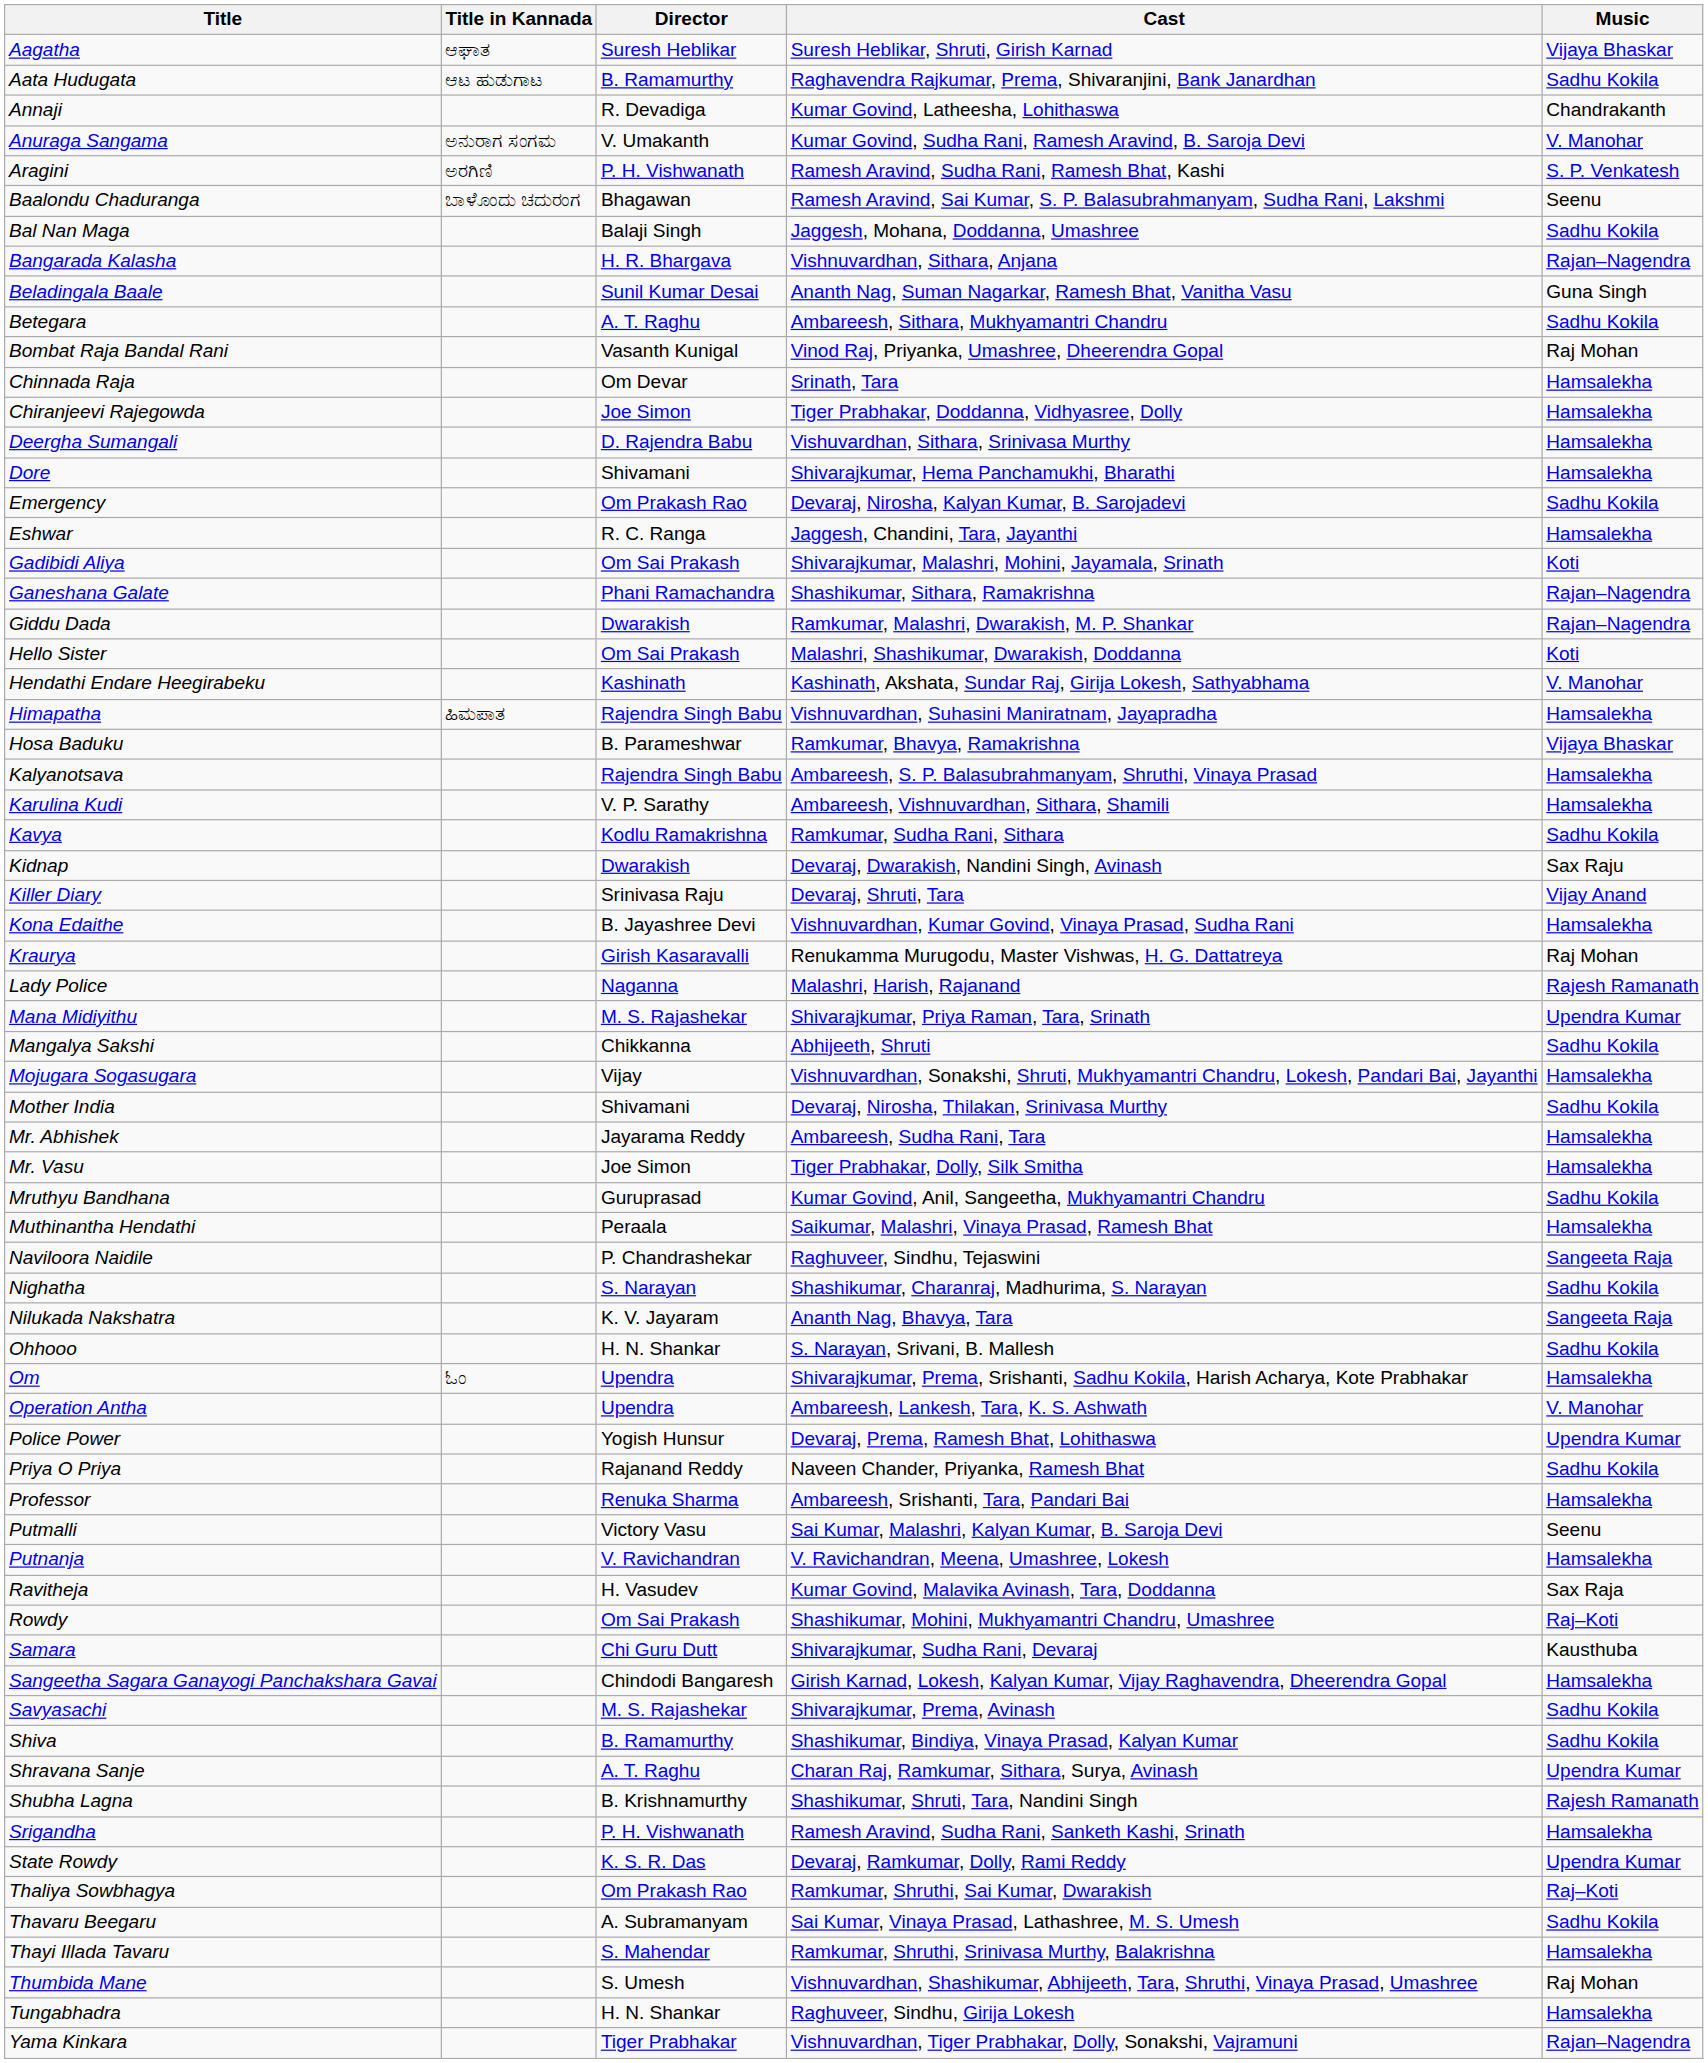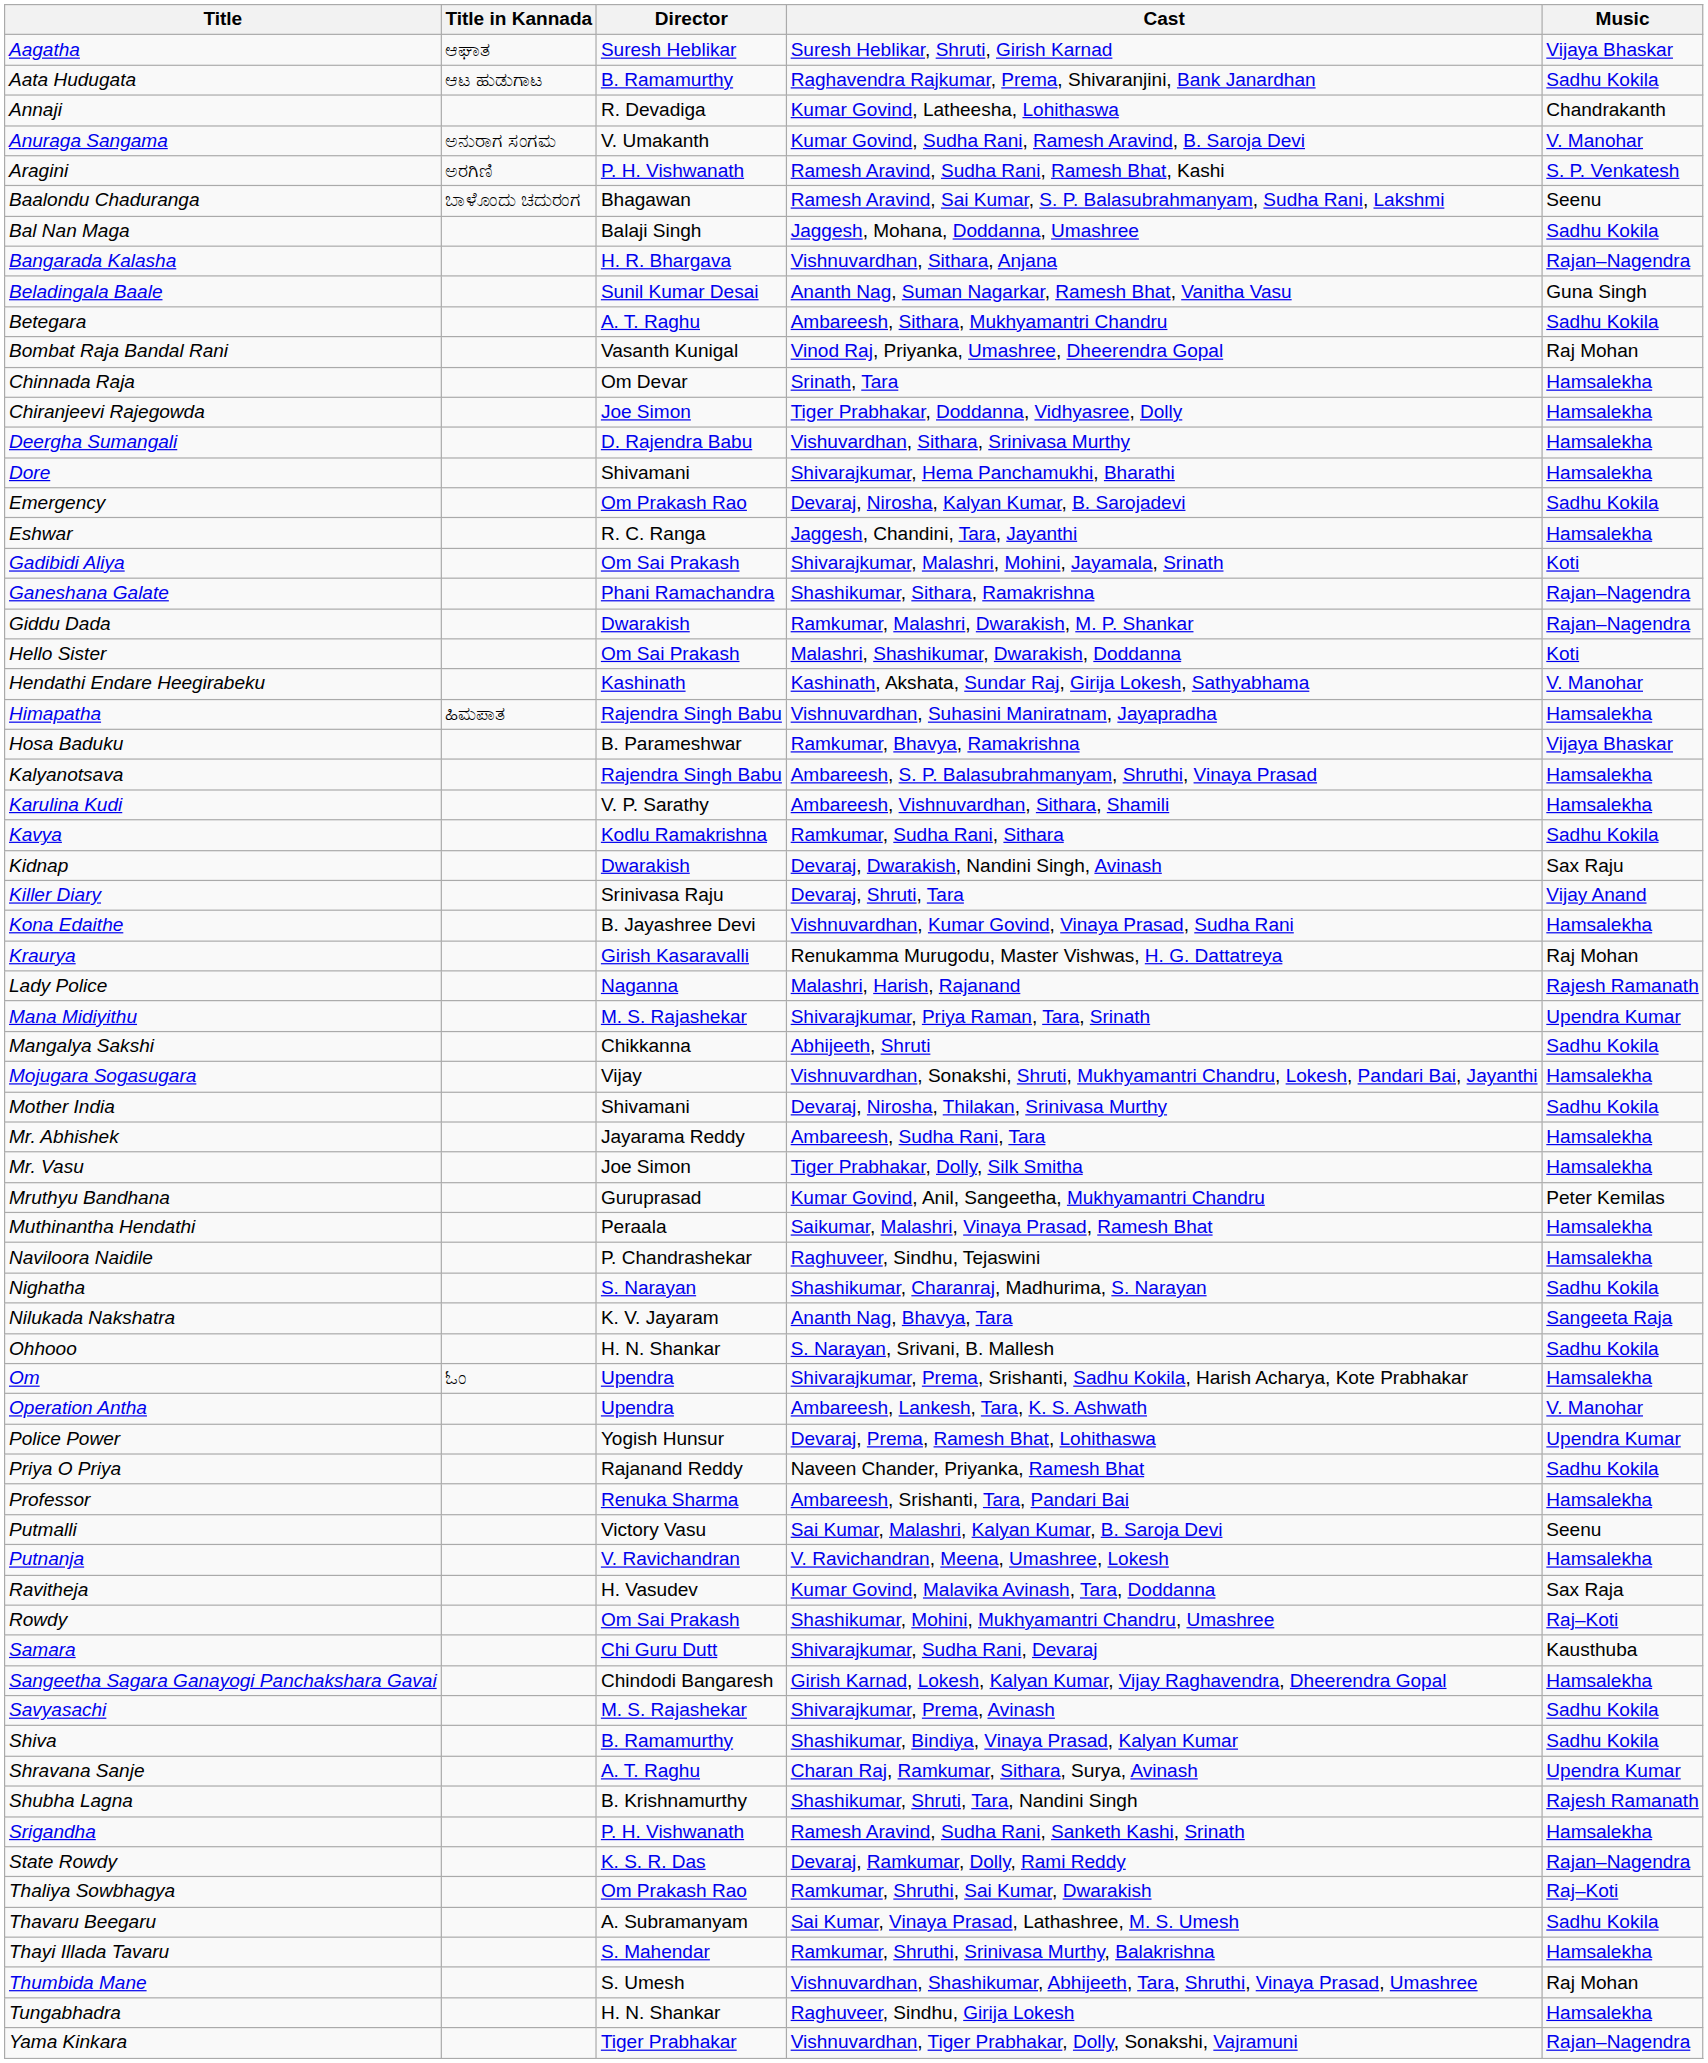(1602, 1197) Sadhu Kokila -> (1606, 1197) Peter Kemilas
(1609, 1257) Sangeeta Raja -> (1599, 1257) Hamsalekha
(1614, 1861) Upendra Kumar -> (1618, 1861) Rajan–Nagendra
